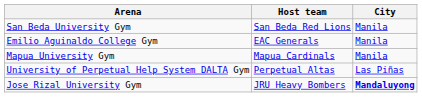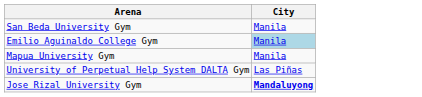- column: (302, 12)
(371, 41) no background -> (270, 41) lightblue background
